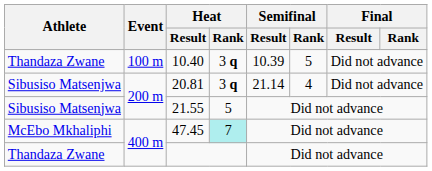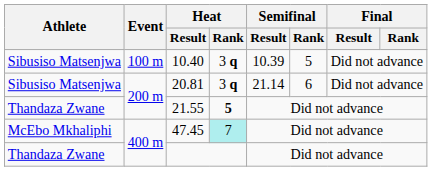(56, 61) Thandaza Zwane -> (64, 61) Sibusiso Matsenjwa
(309, 85) 4 -> (309, 85) 6
(64, 108) Sibusiso Matsenjwa -> (56, 108) Thandaza Zwane
(228, 108) normal -> (228, 108) bold
